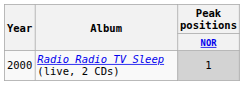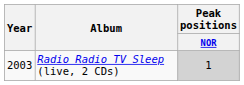(20, 66) 2000 -> (20, 66) 2003
